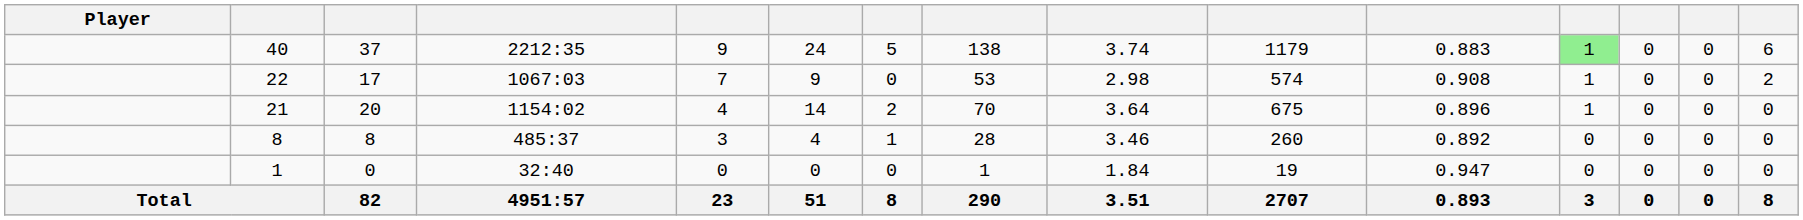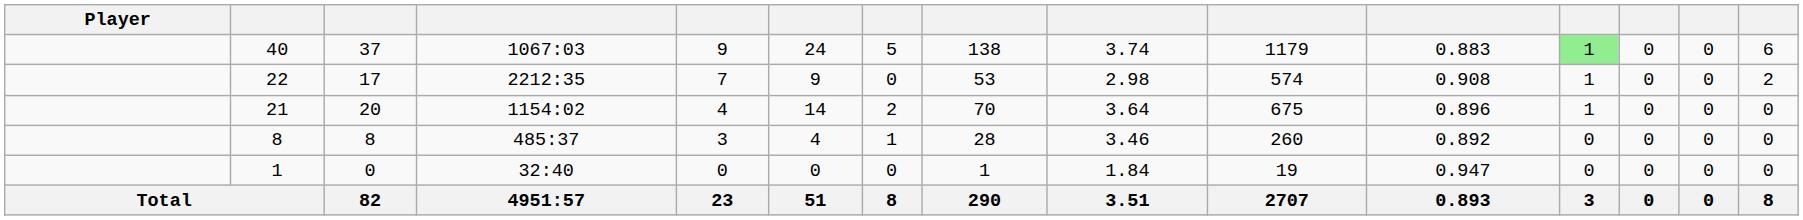(546, 50) 2212:35 -> (546, 50) 1067:03
(546, 80) 1067:03 -> (546, 80) 2212:35
